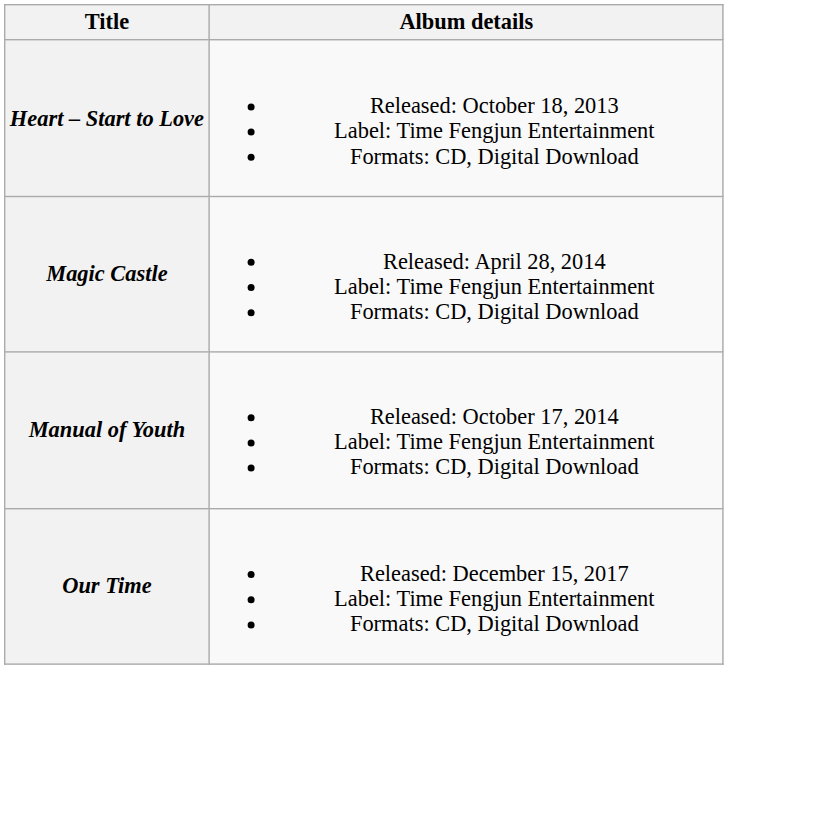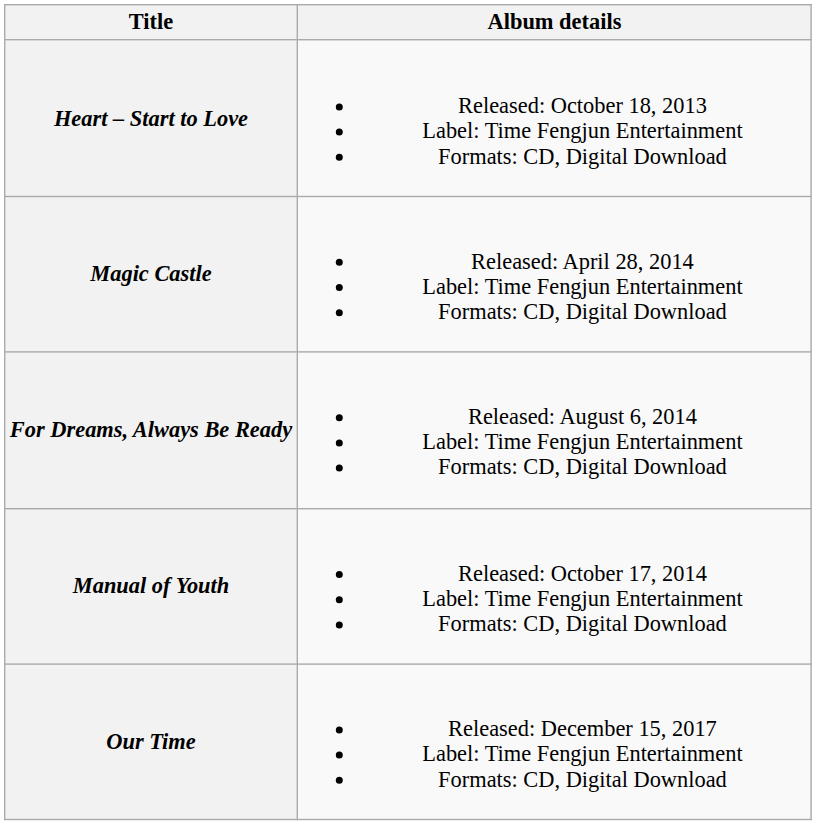+ row: (151, 429)
